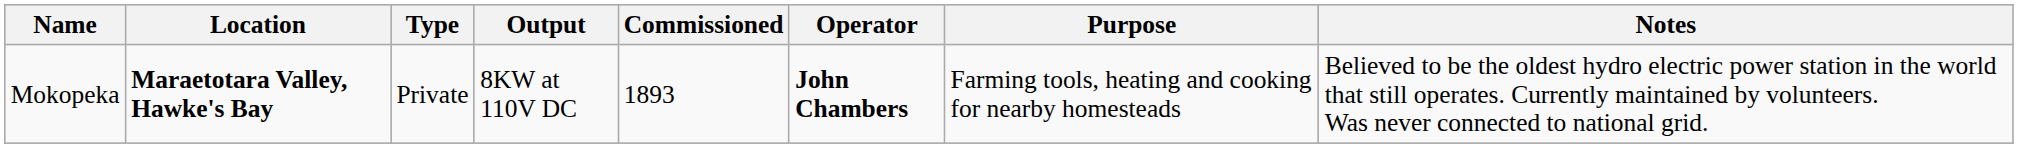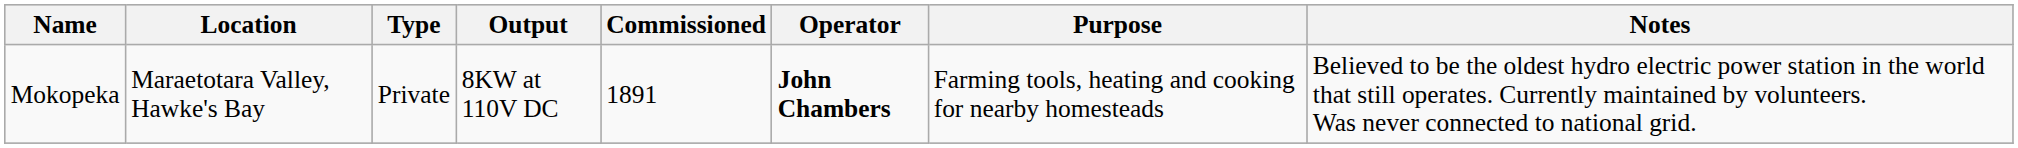(239, 93) bold -> (230, 93) normal
(649, 93) 1893 -> (632, 93) 1891
